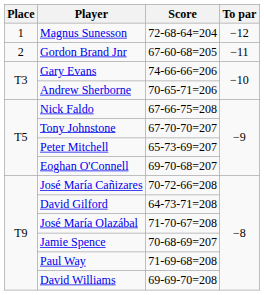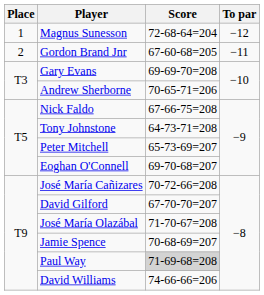(183, 71) 74-66-66=206 -> (183, 71) 69-69-70=208
(183, 128) 67-70-70=207 -> (183, 128) 64-73-71=208
(183, 204) 64-73-71=208 -> (183, 204) 67-70-70=207
(183, 261) no background -> (183, 261) lightgrey background
(183, 280) 69-69-70=208 -> (183, 280) 74-66-66=206
